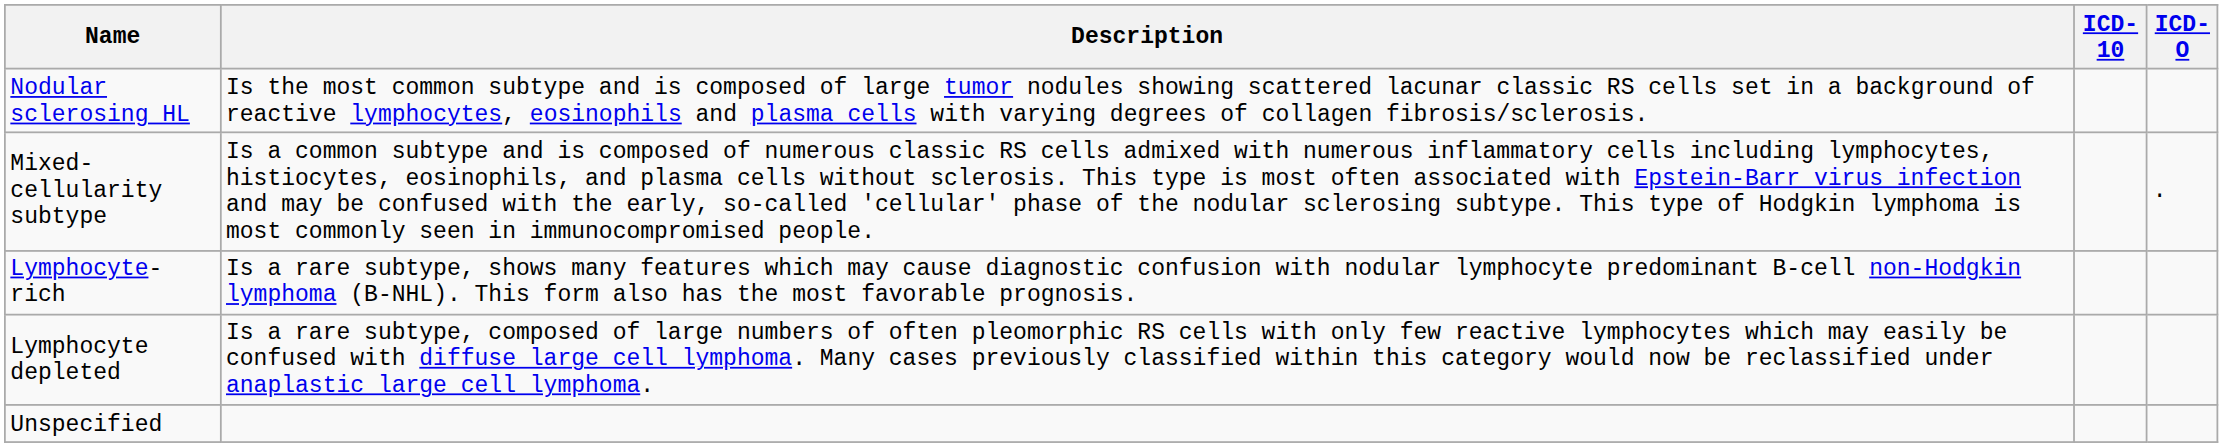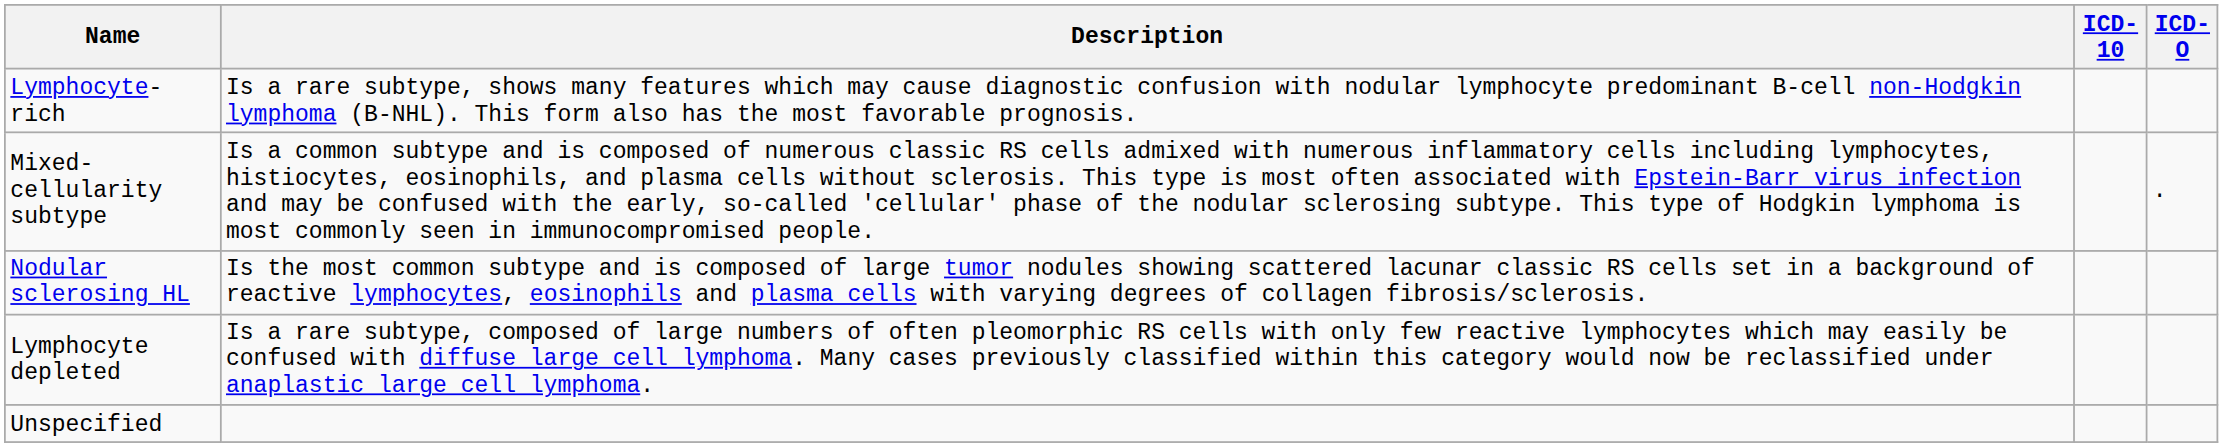rows swapped: (100, 101) <-> (86, 282)
